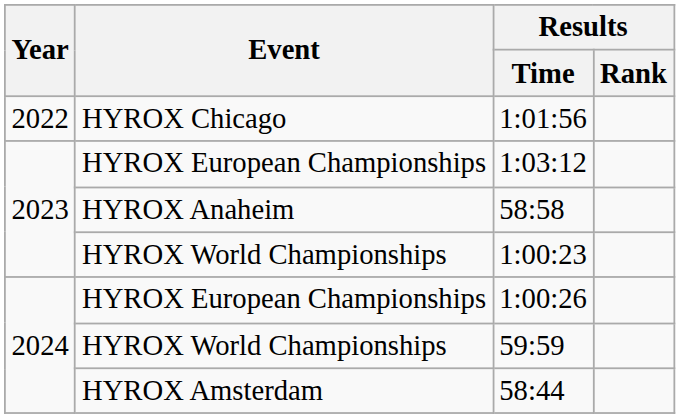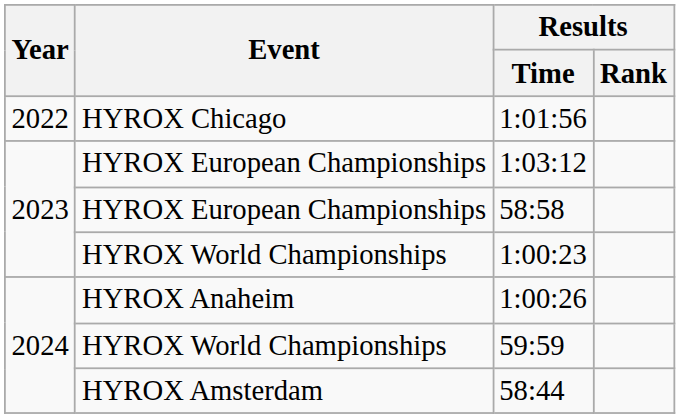(188, 208) HYROX Anaheim -> (284, 208) HYROX European Championships
(284, 299) HYROX European Championships -> (188, 299) HYROX Anaheim
